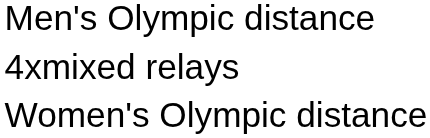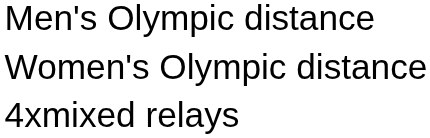rows swapped: (216, 115) <-> (122, 67)
